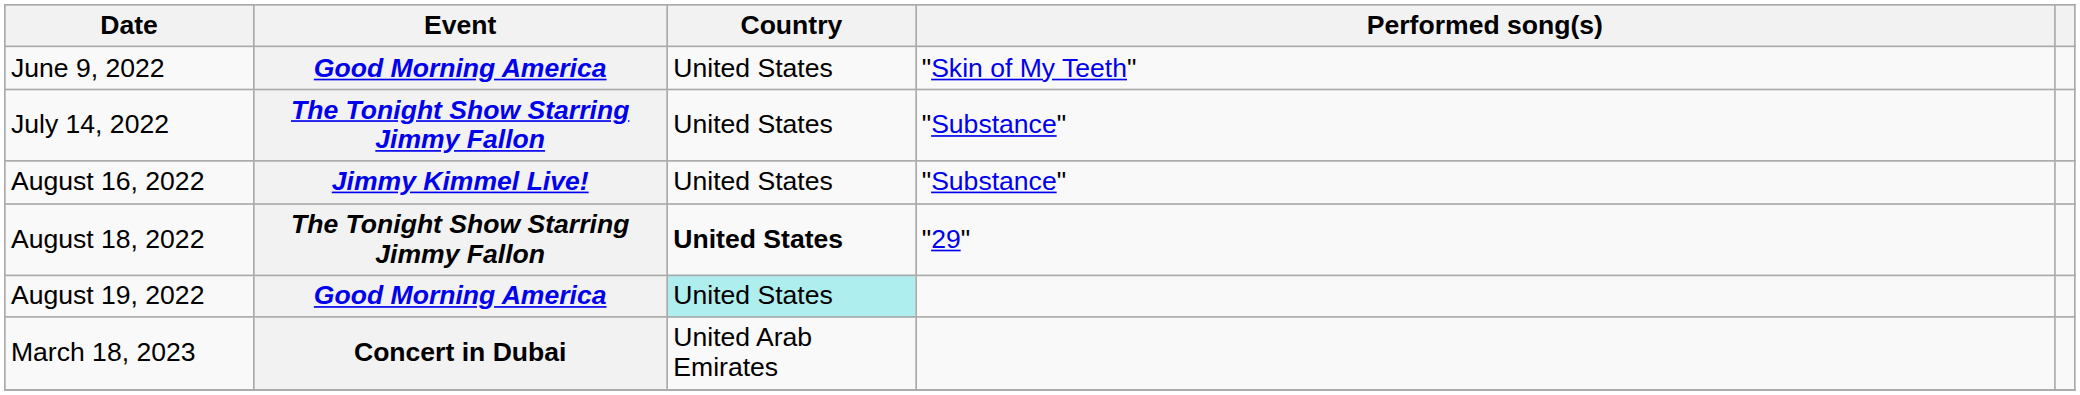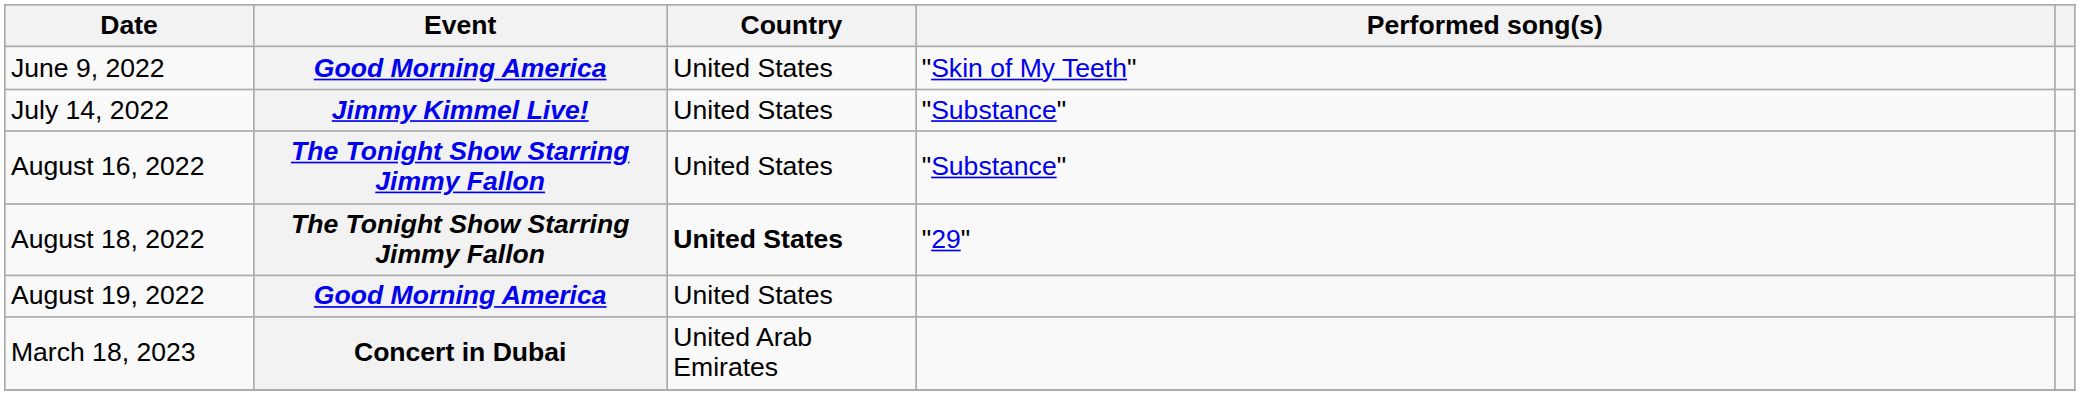(460, 124) The Tonight Show Starring Jimmy Fallon -> (460, 109) Jimmy Kimmel Live!
(460, 181) Jimmy Kimmel Live! -> (460, 166) The Tonight Show Starring Jimmy Fallon
(753, 295) paleturquoise background -> (753, 295) no background
